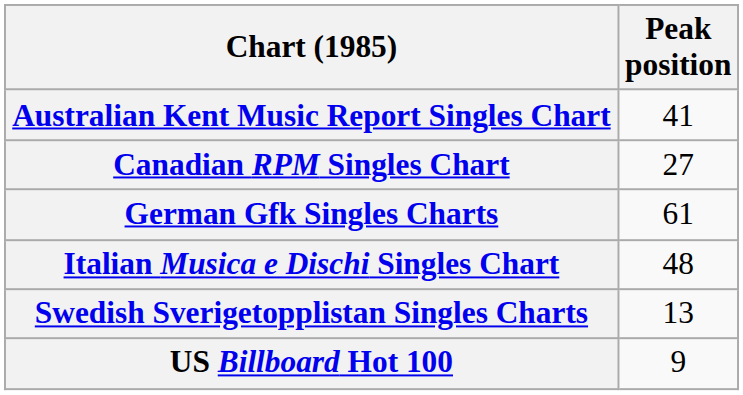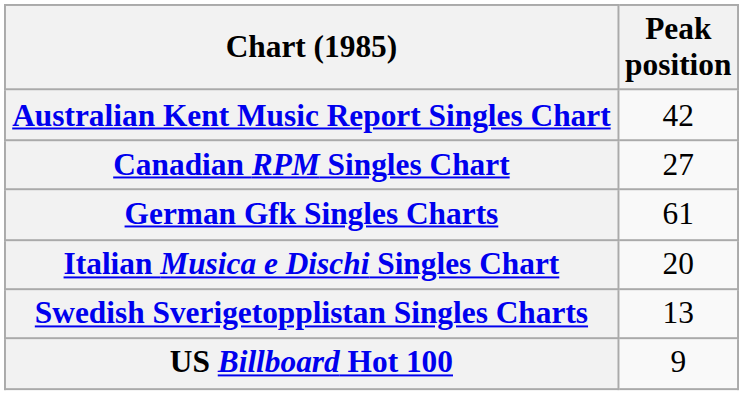(678, 114) 41 -> (678, 114) 42
(678, 263) 48 -> (678, 263) 20
